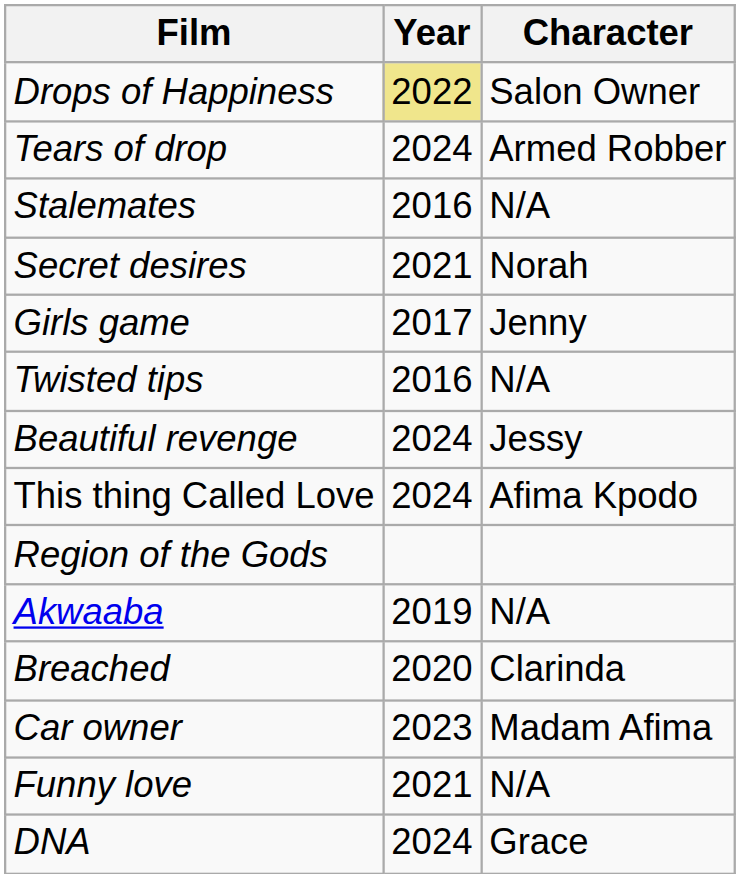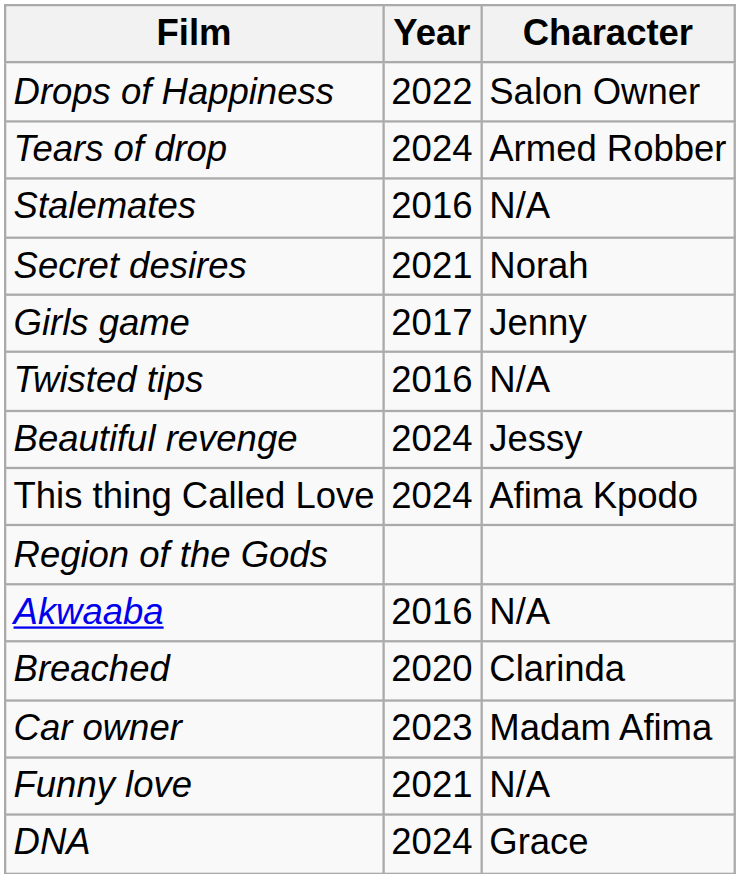(432, 91) khaki background -> (432, 91) no background
(432, 611) 2019 -> (432, 611) 2016
